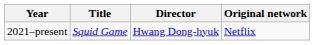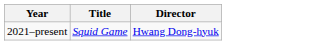- column: (266, 13)
